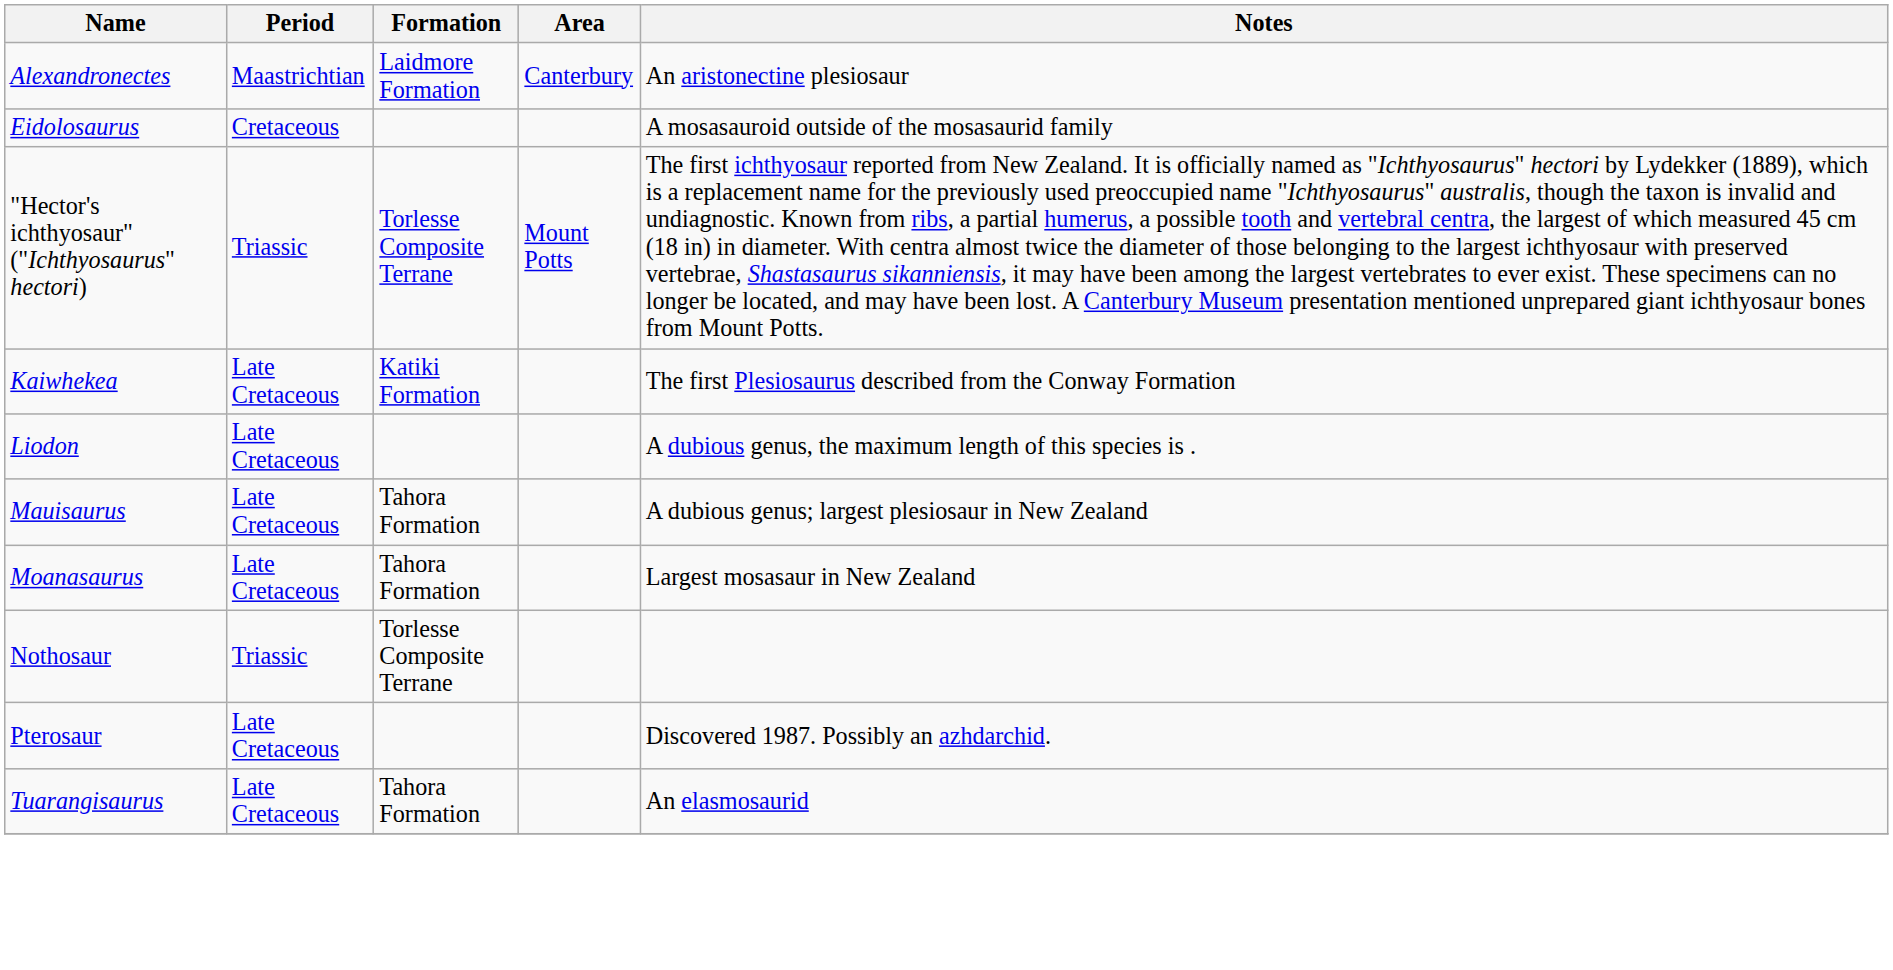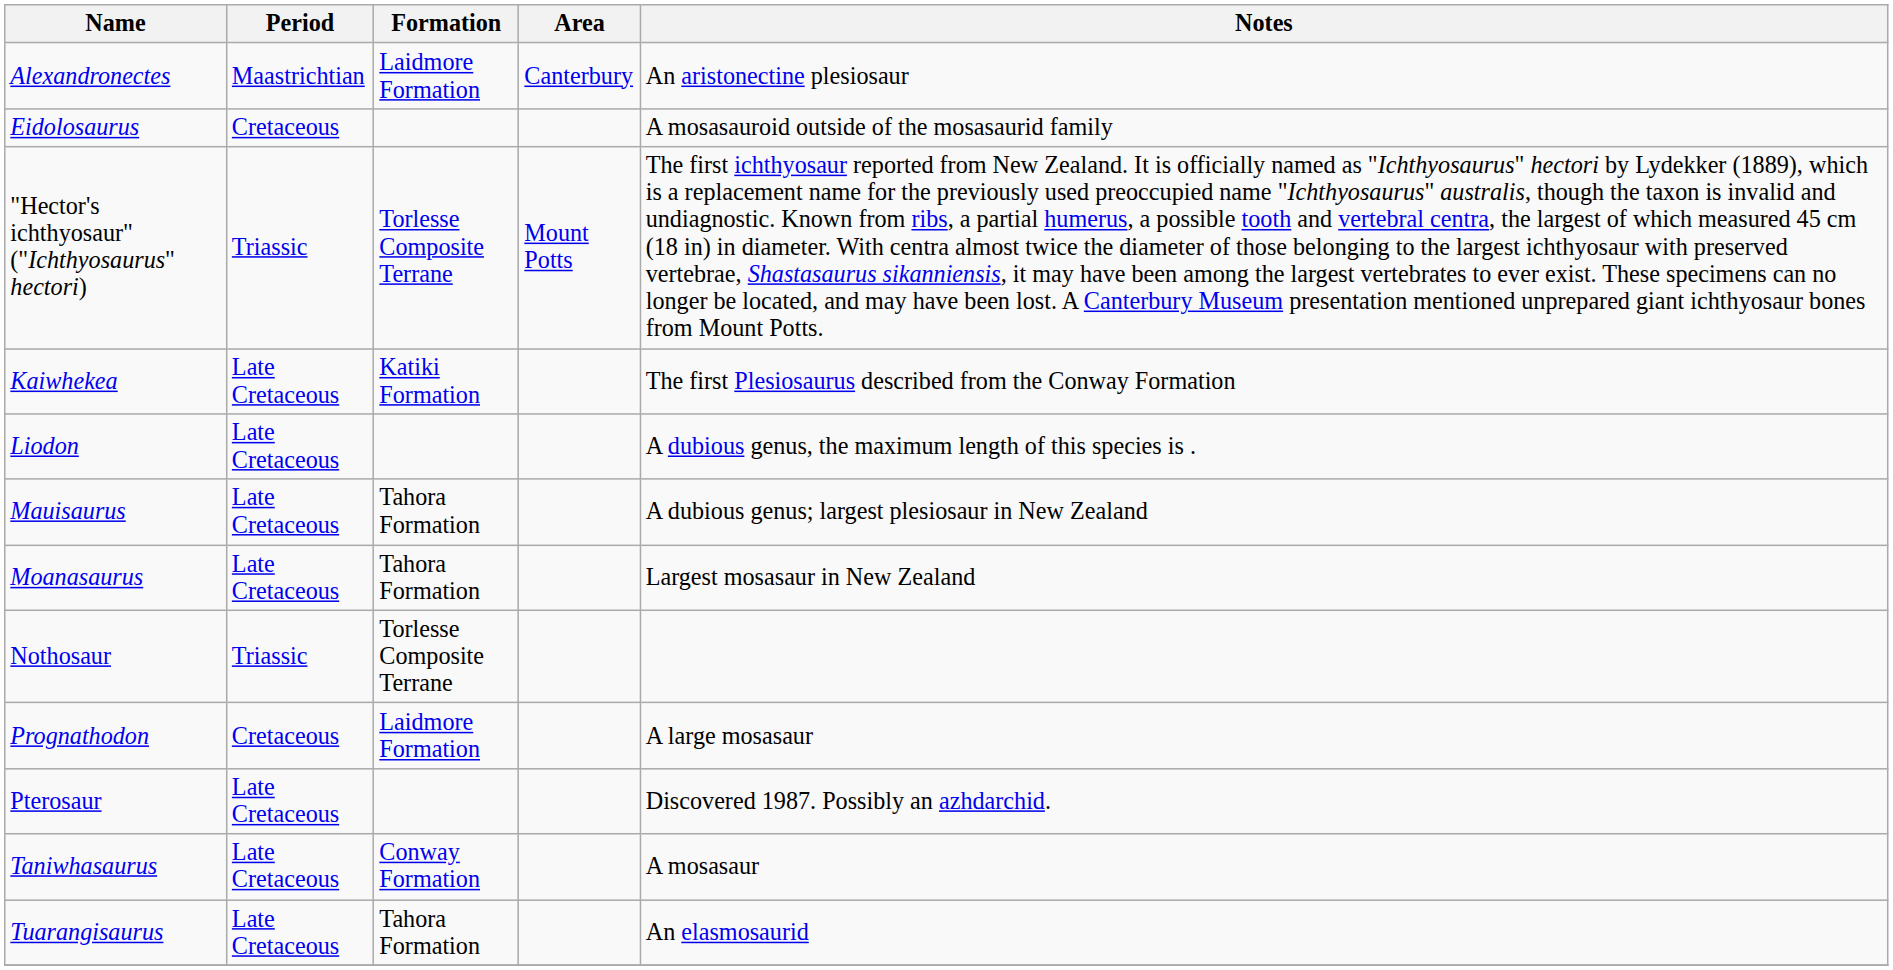+ row: (80, 735)
+ row: (84, 866)
